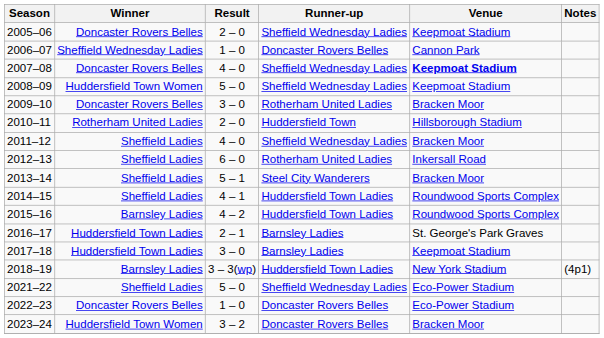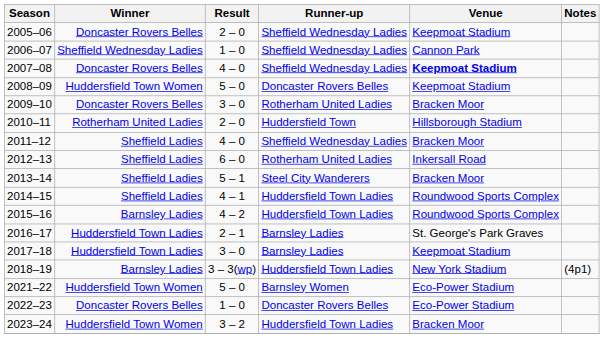(325, 50) Doncaster Rovers Belles -> (334, 50) Sheffield Wednesday Ladies
(334, 86) Sheffield Wednesday Ladies -> (325, 86) Doncaster Rovers Belles
(162, 287) Sheffield Ladies -> (134, 287) Huddersfield Town Women
(334, 287) Sheffield Wednesday Ladies -> (305, 287) Barnsley Women
(325, 324) Doncaster Rovers Belles -> (327, 324) Huddersfield Town Ladies
